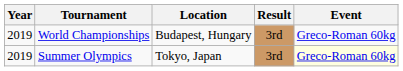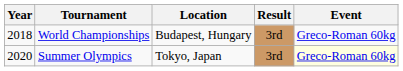(20, 35) 2019 -> (20, 35) 2018
(20, 56) 2019 -> (20, 56) 2020
